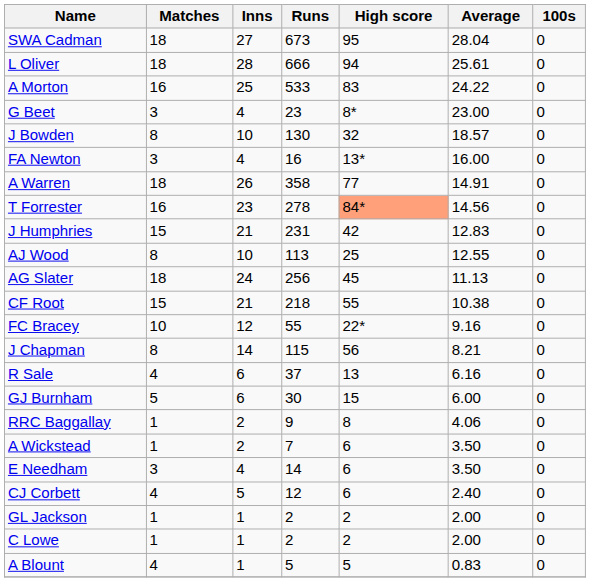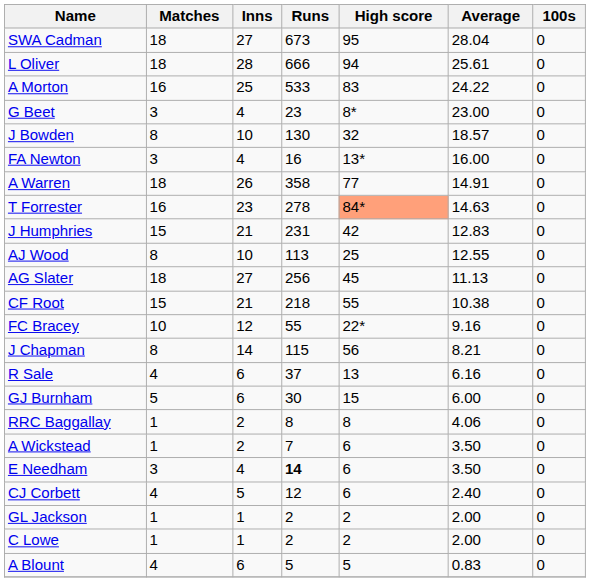(470, 207) 14.56 -> (470, 207) 14.63
(245, 278) 24 -> (245, 278) 27
(289, 421) 9 -> (289, 421) 8
(293, 469) normal -> (293, 469) bold
(240, 565) 1 -> (240, 565) 6
